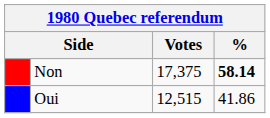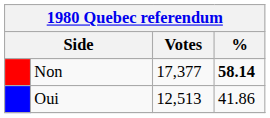(179, 72) 17,375 -> (179, 72) 17,377
(179, 99) 12,515 -> (179, 99) 12,513
